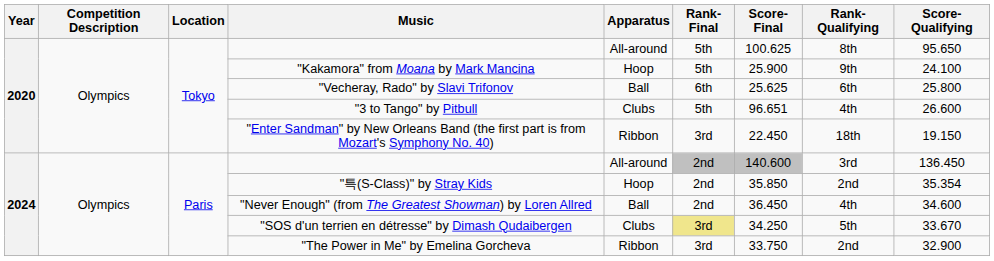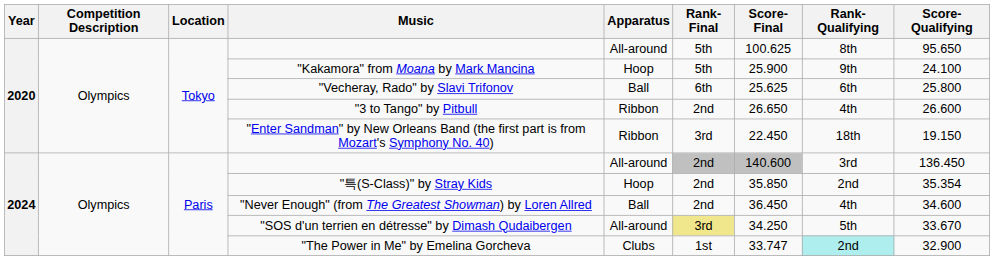(639, 108) Clubs -> (639, 108) Ribbon
(704, 108) 5th -> (704, 108) 2nd
(768, 108) 96.651 -> (768, 108) 26.650
(639, 225) Clubs -> (639, 225) All-around
(639, 245) Ribbon -> (639, 245) Clubs
(704, 245) 3rd -> (704, 245) 1st
(768, 245) 33.750 -> (768, 245) 33.747
(848, 245) no background -> (848, 245) paleturquoise background
